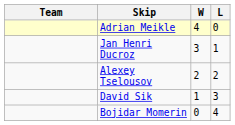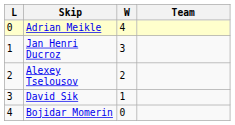columns swapped: (51, 12) <-> (220, 12)
